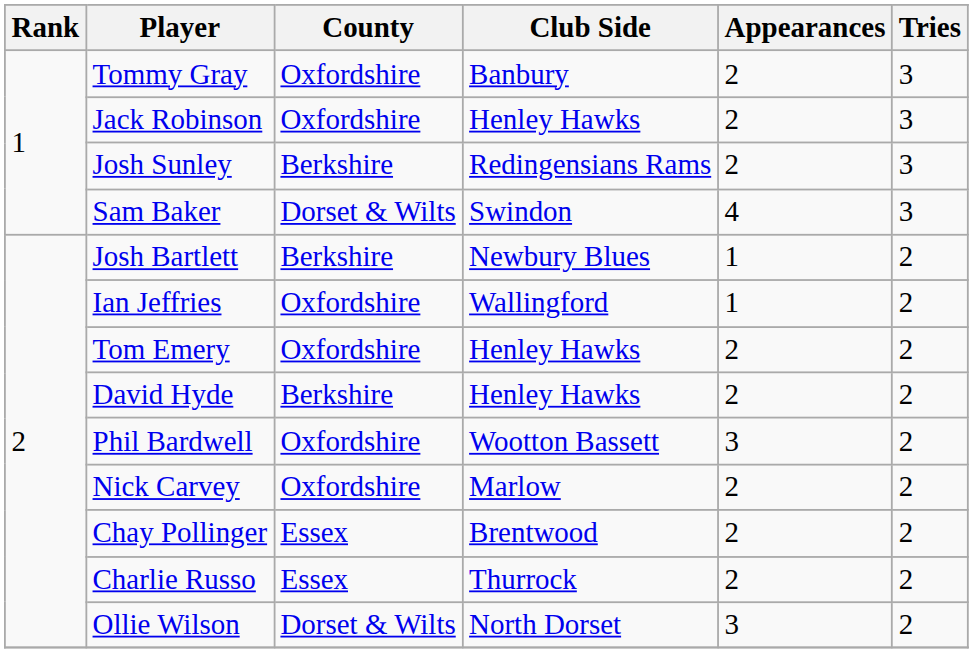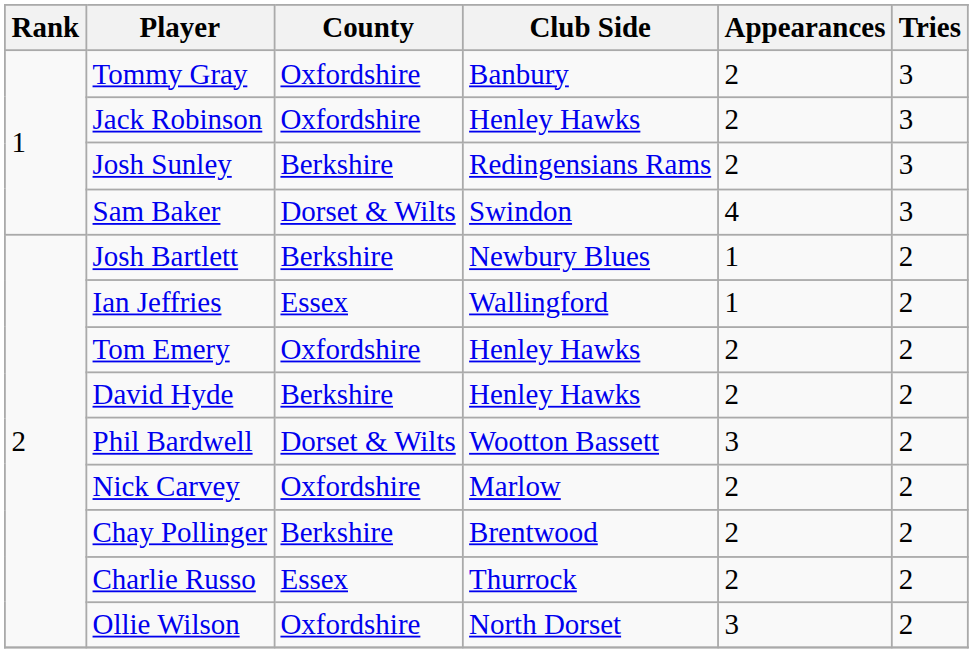(350, 303) Oxfordshire -> (314, 303) Essex
(350, 440) Oxfordshire -> (368, 440) Dorset & Wilts
(314, 532) Essex -> (337, 532) Berkshire
(368, 624) Dorset & Wilts -> (350, 624) Oxfordshire
